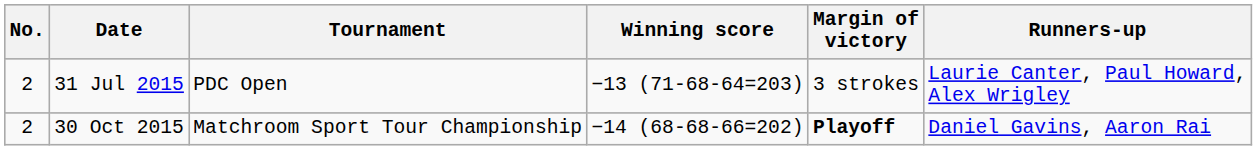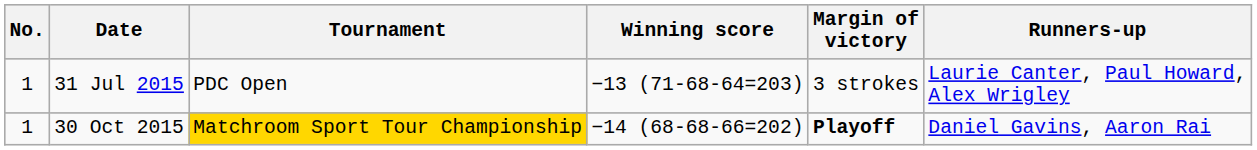(27, 86) 2 -> (27, 86) 1
(27, 129) 2 -> (27, 129) 1
(388, 129) no background -> (388, 129) gold background
